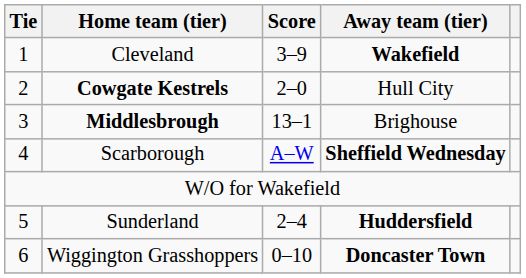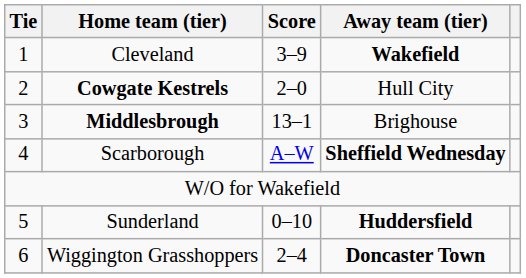(292, 221) 2–4 -> (292, 221) 0–10
(292, 254) 0–10 -> (292, 254) 2–4
